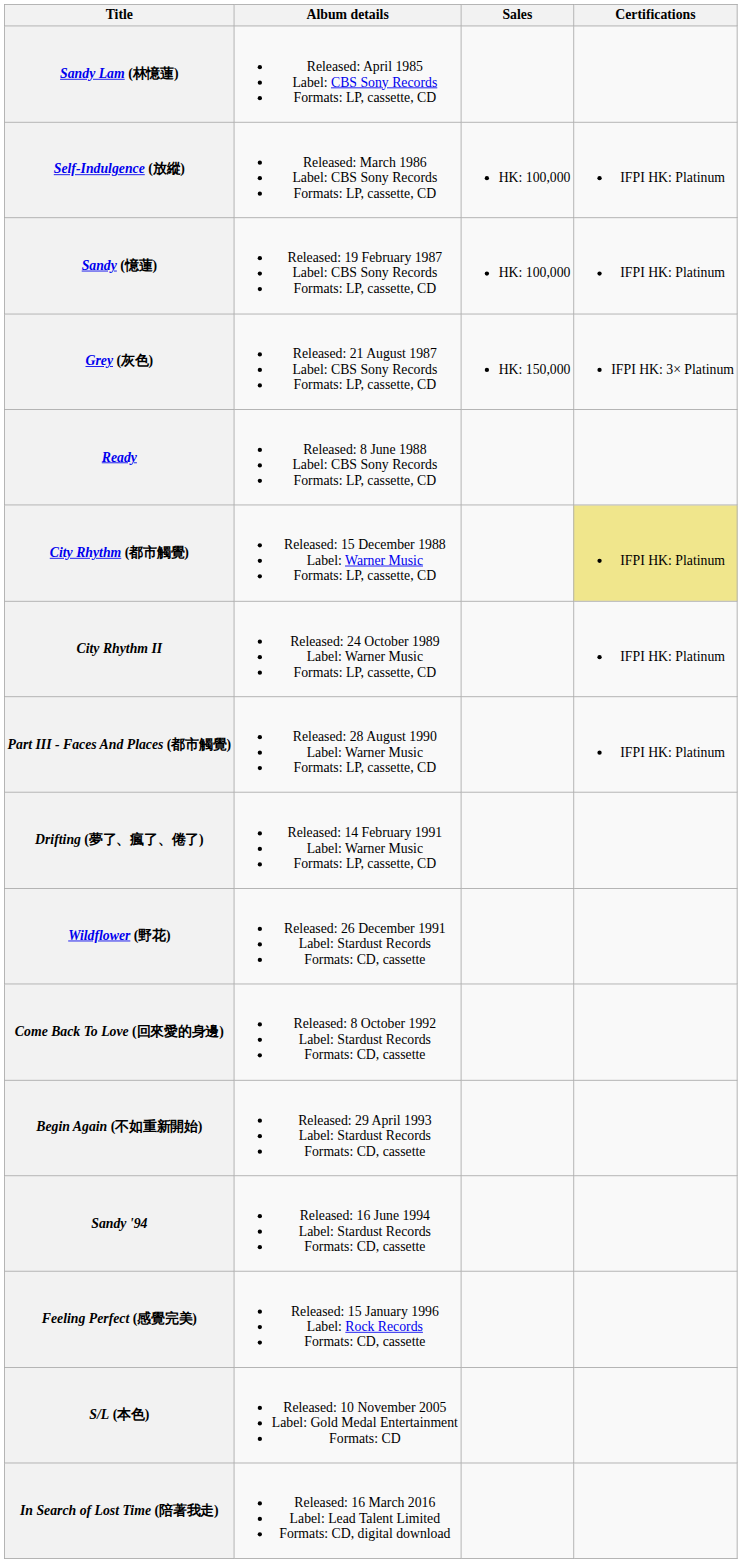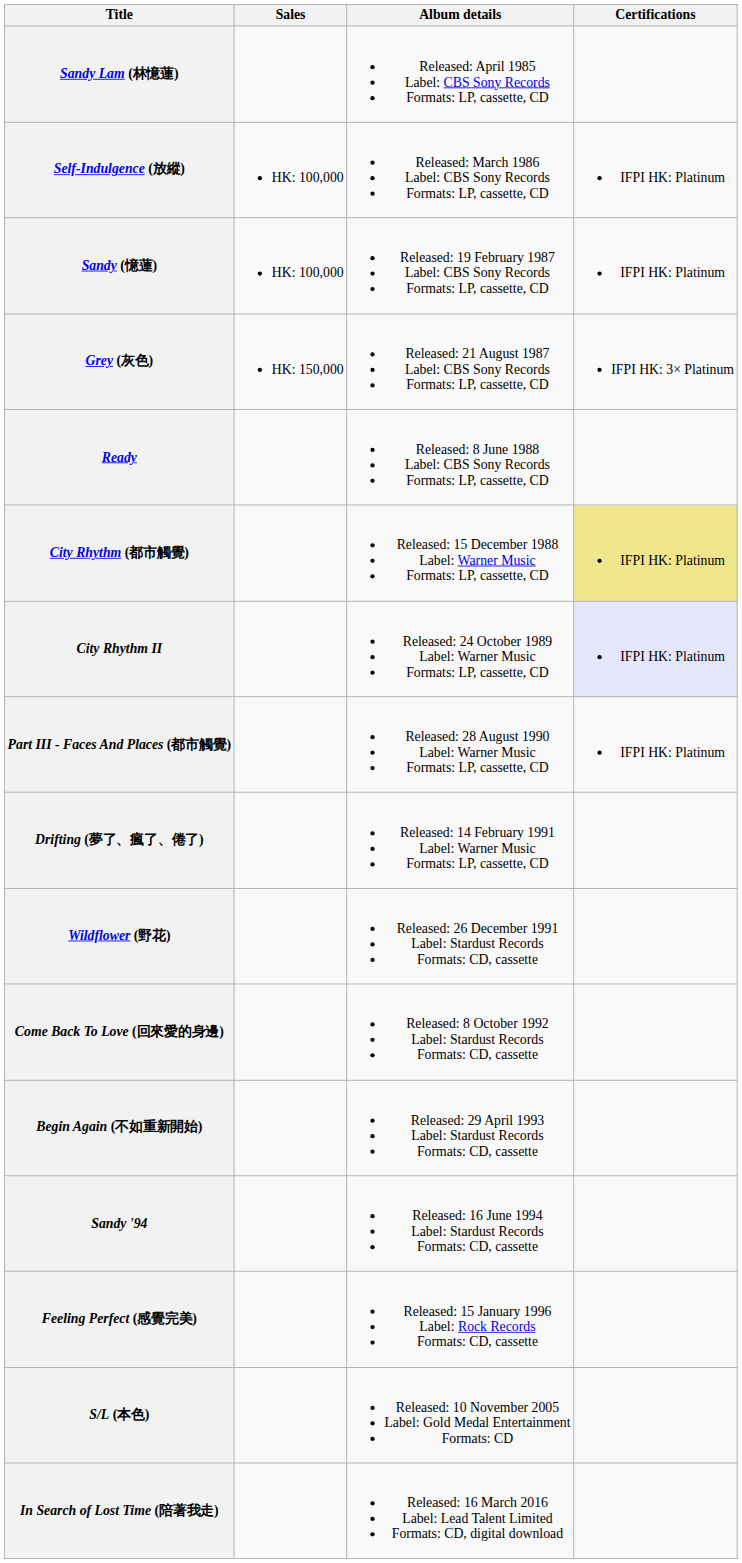columns swapped: (348, 15) <-> (517, 15)
(655, 657) no background -> (655, 657) lavender background
